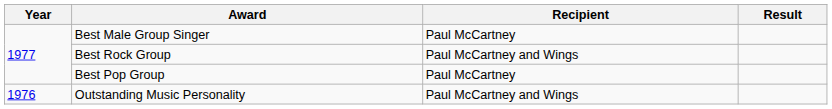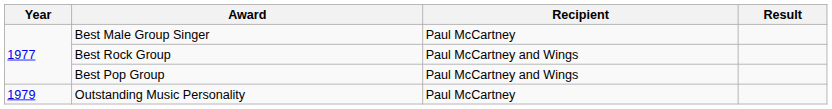(470, 75) Paul McCartney -> (502, 75) Paul McCartney and Wings
(21, 94) 1976 -> (21, 94) 1979
(502, 94) Paul McCartney and Wings -> (470, 94) Paul McCartney
